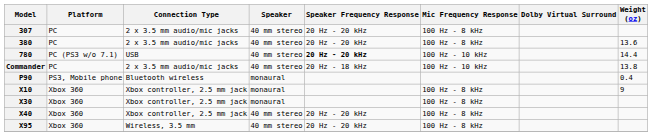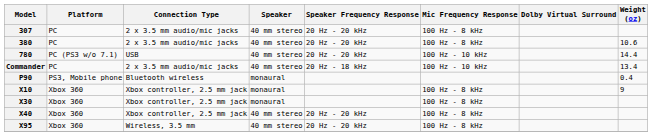(629, 42) 13.6 -> (629, 42) 10.6
(336, 54) bold -> (336, 54) normal
(629, 66) 13.8 -> (629, 66) 13.4
